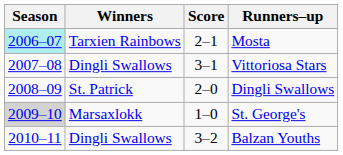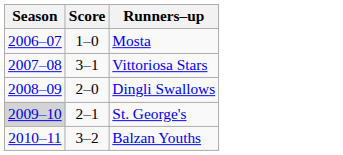- column: (125, 16)
(35, 41) paleturquoise background -> (35, 41) no background
(206, 41) 2–1 -> (87, 41) 1–0
(206, 114) 1–0 -> (87, 114) 2–1
